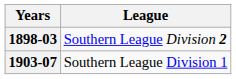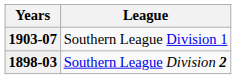rows swapped: (33, 39) <-> (33, 62)
